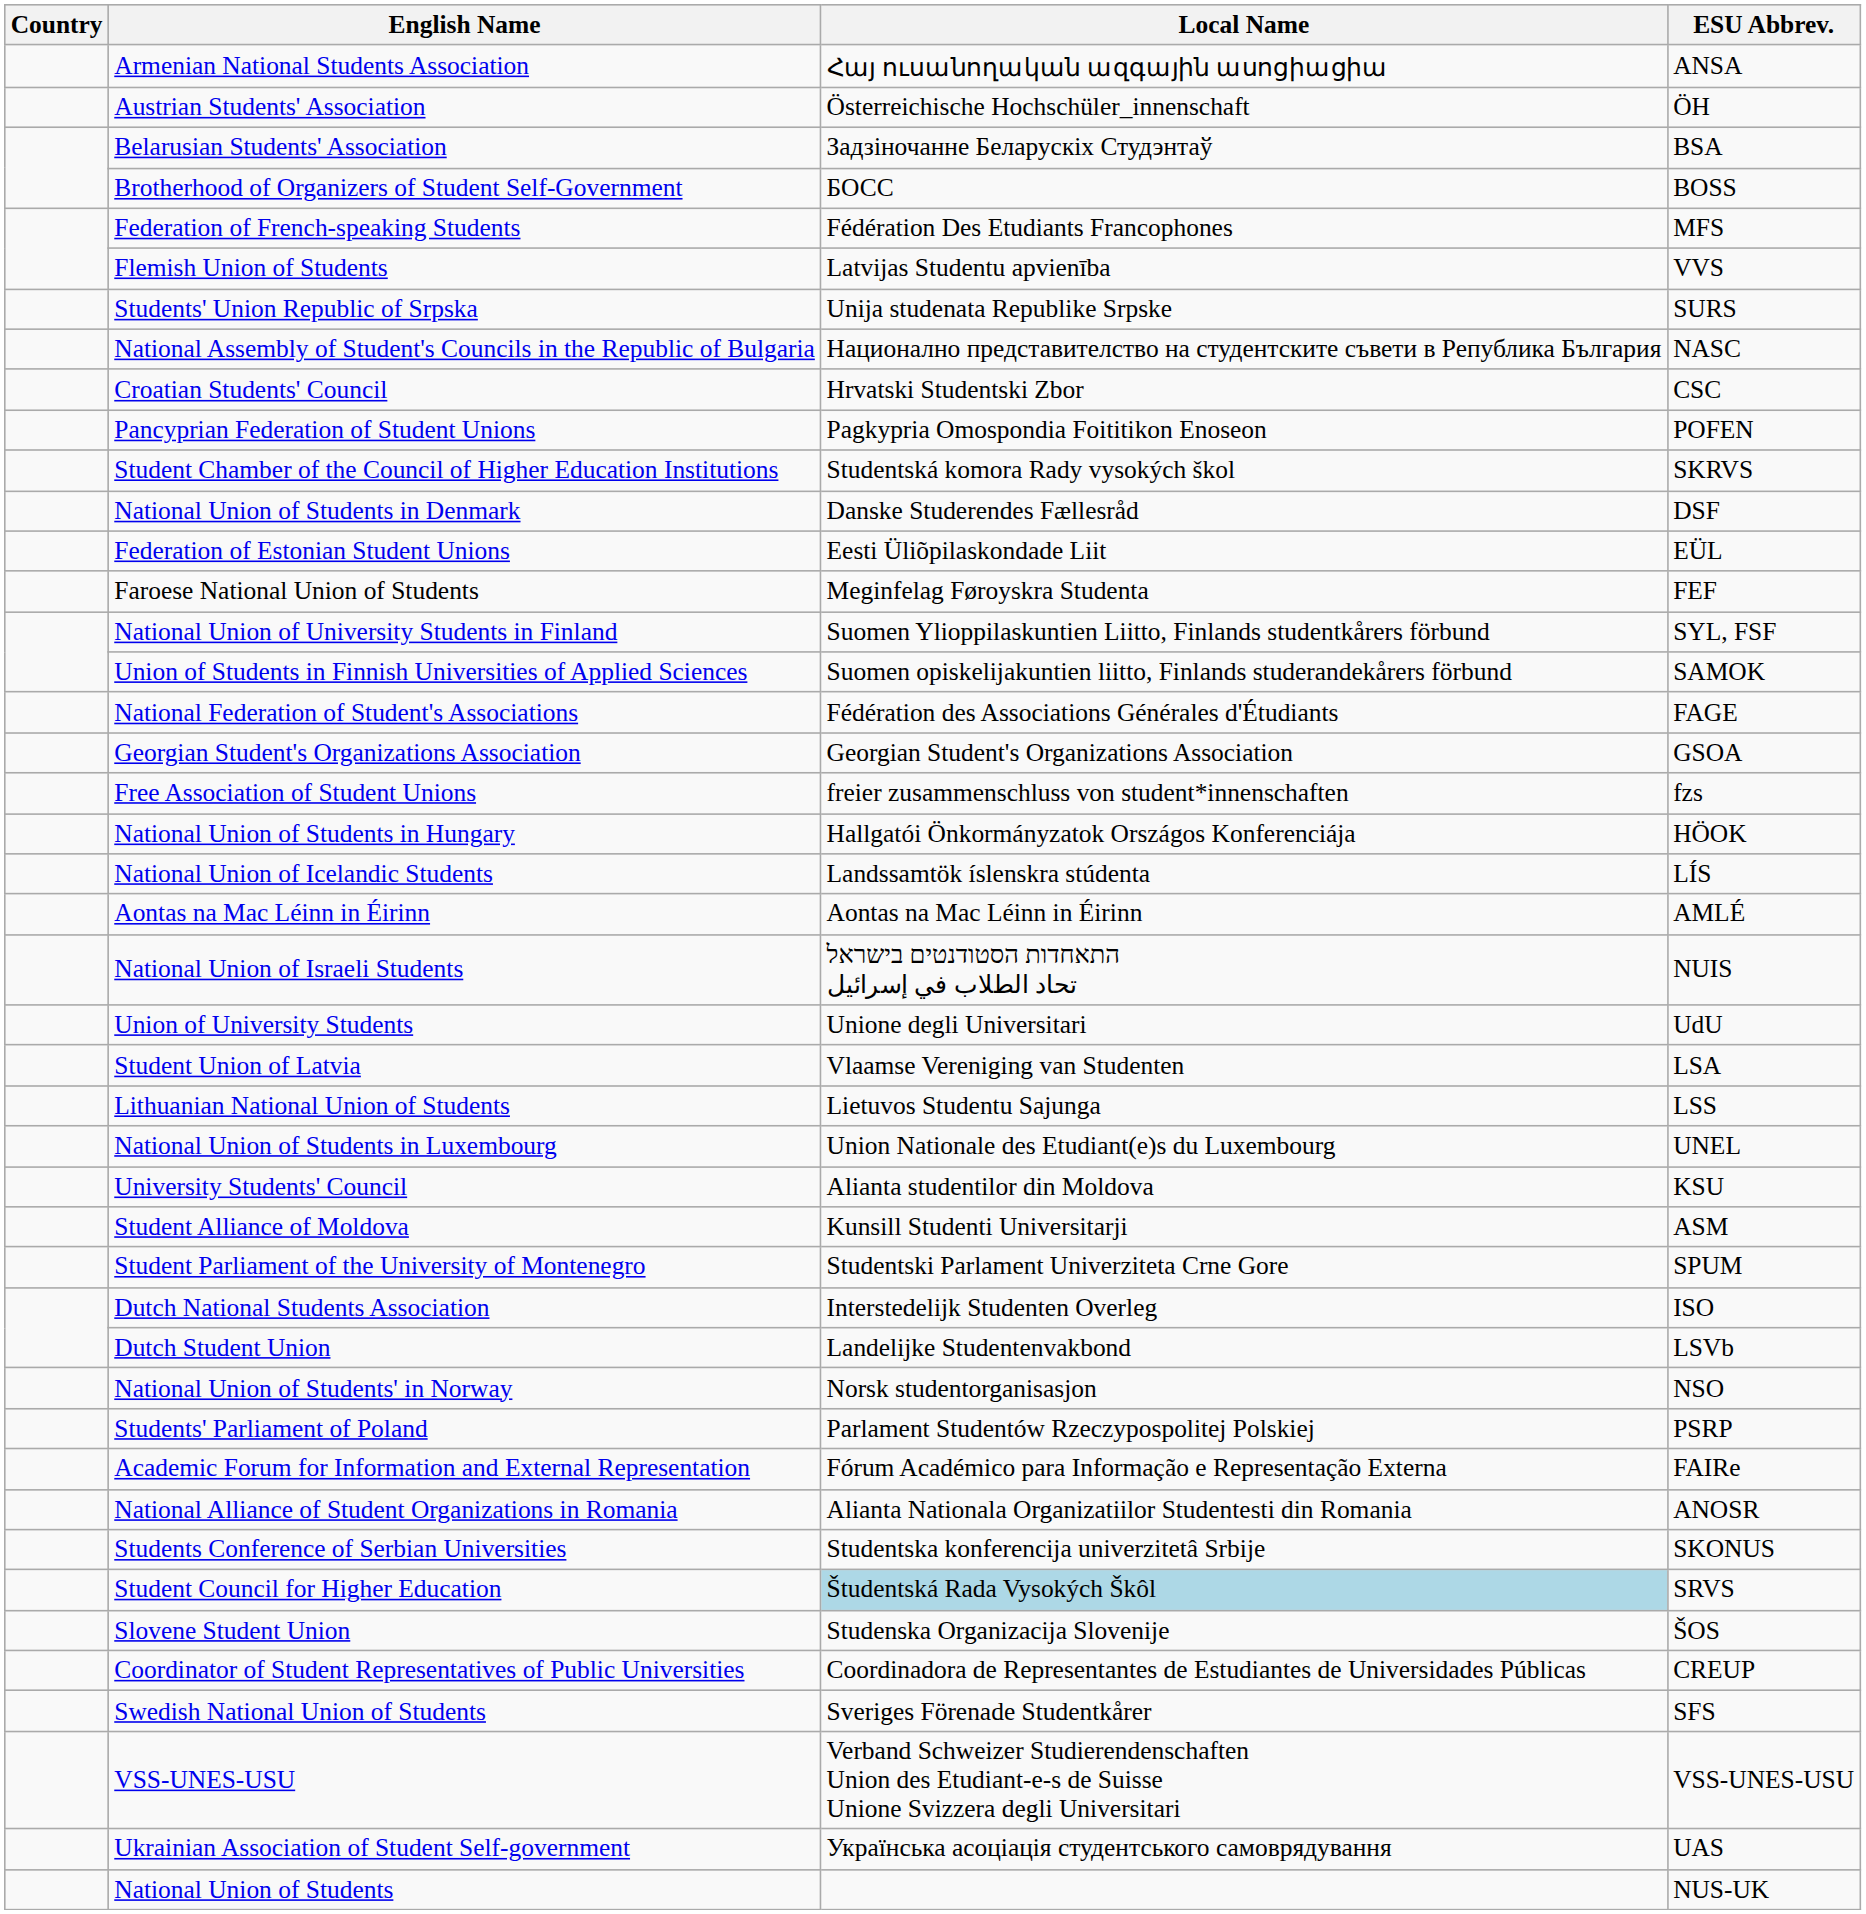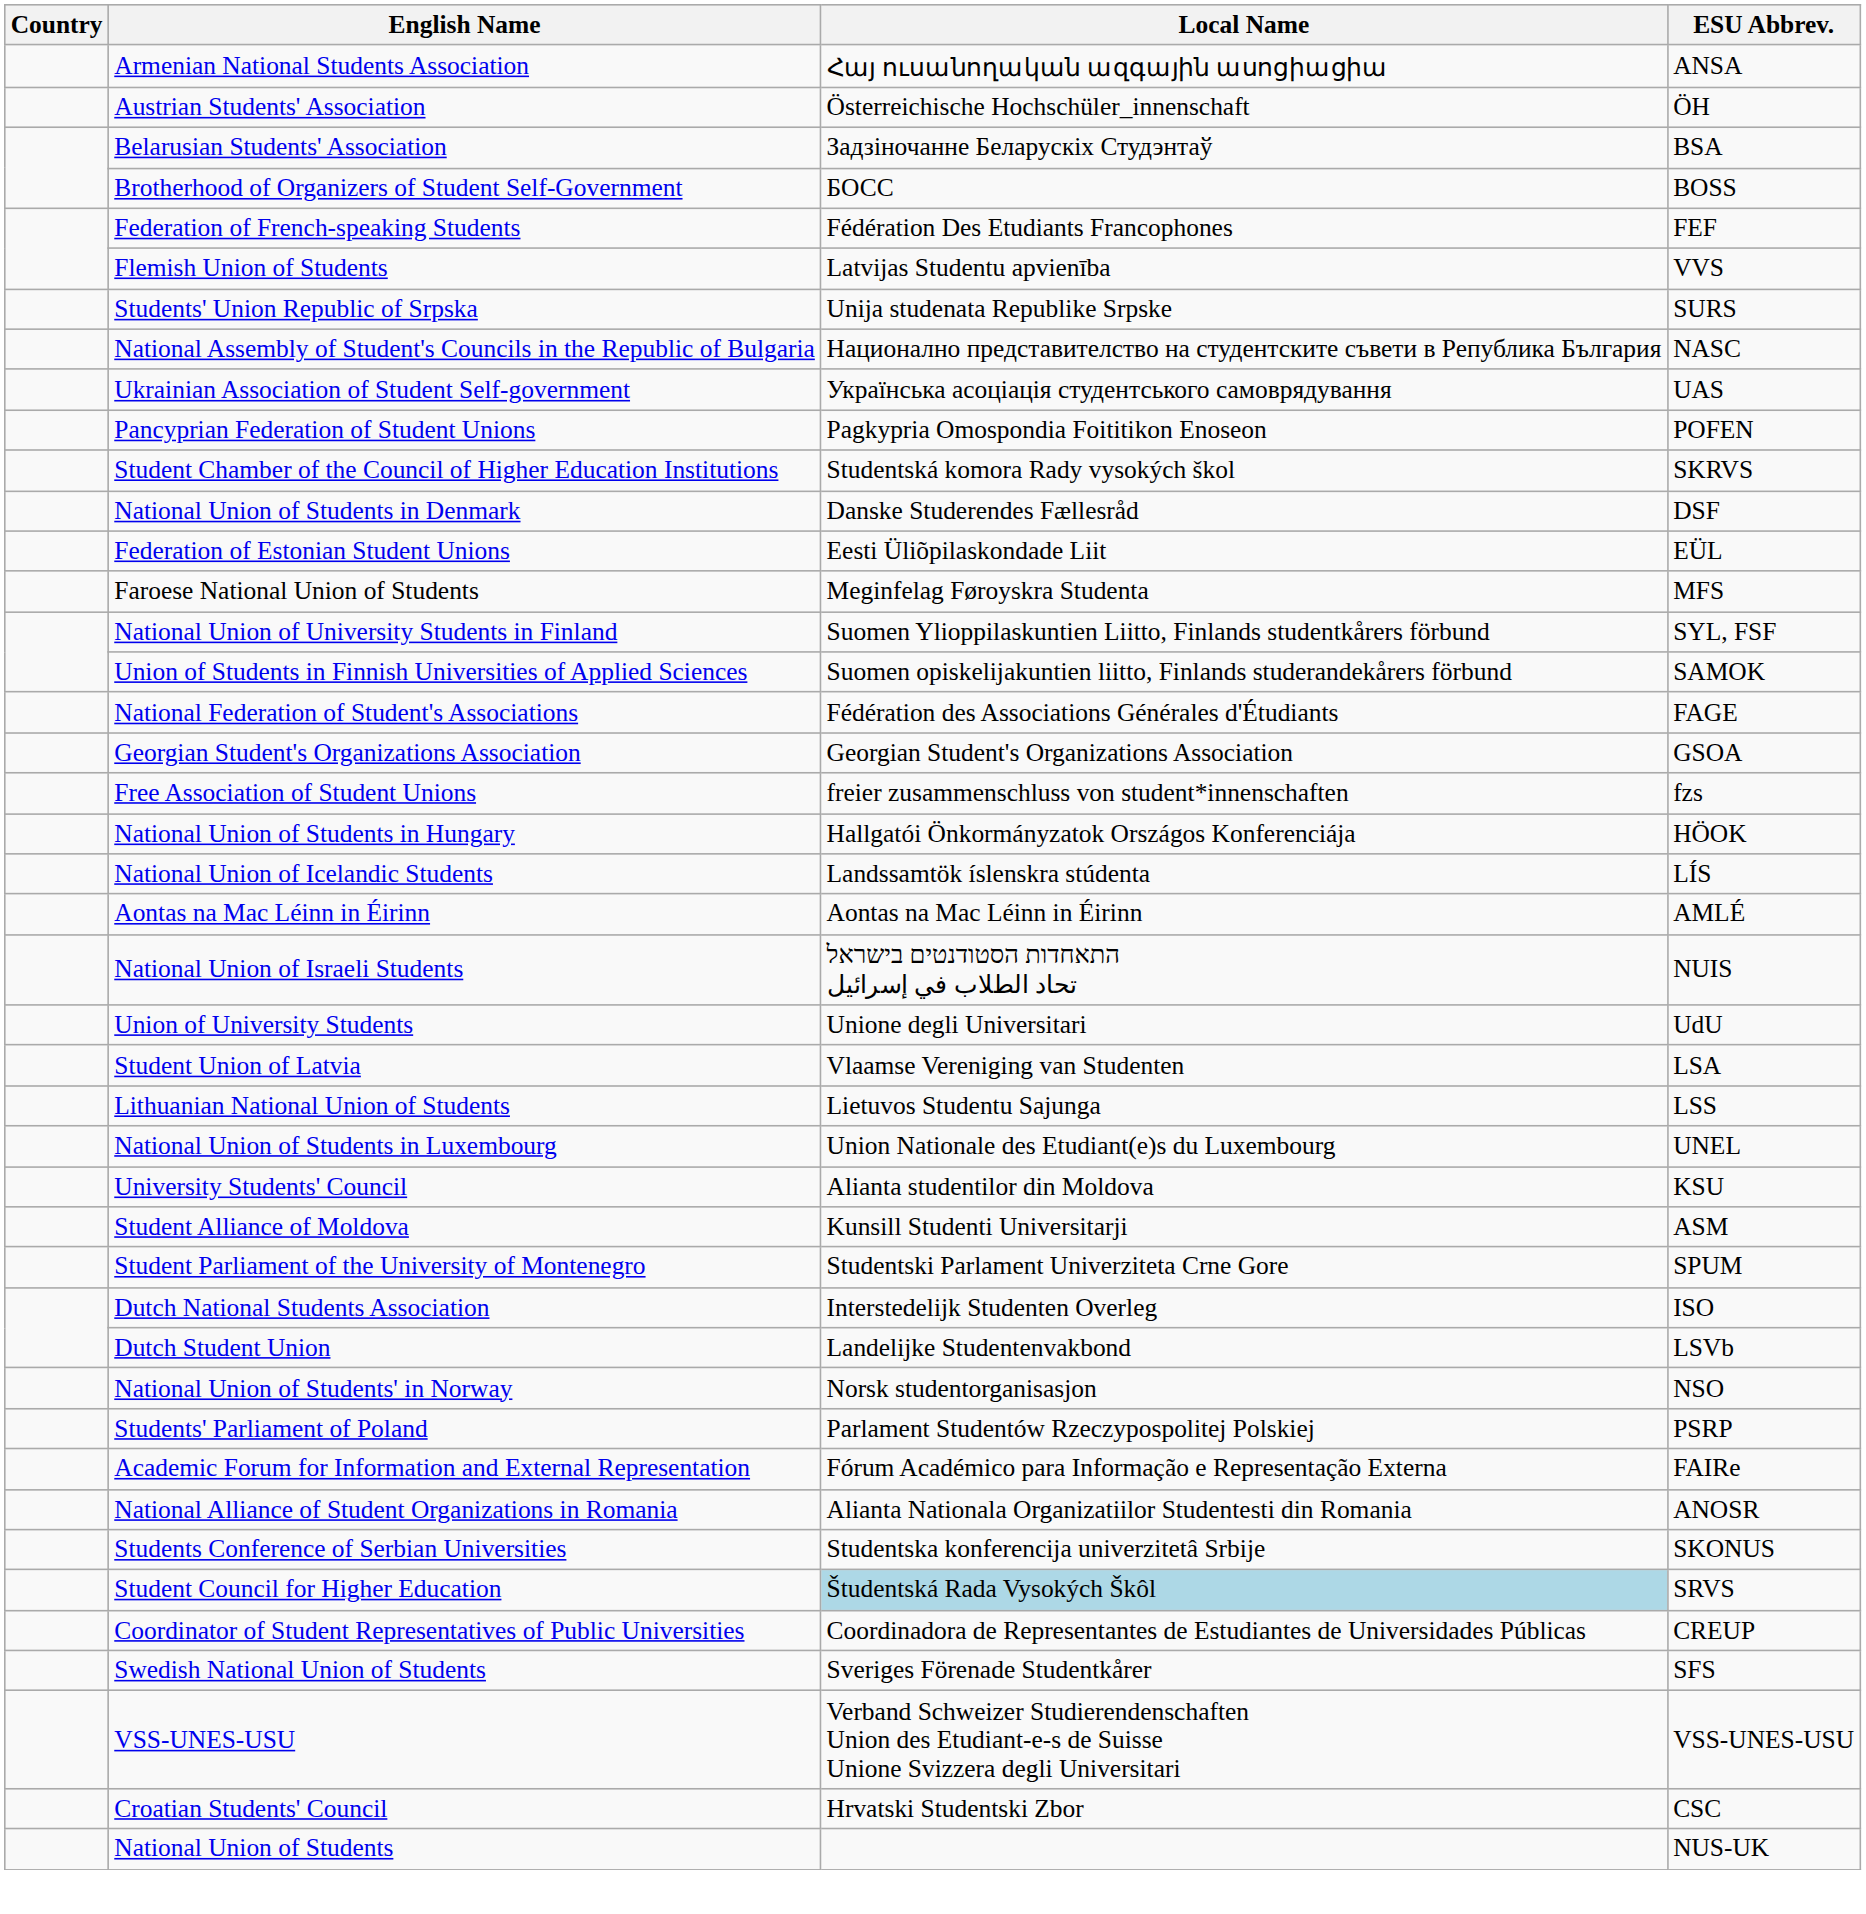(1699, 227) MFS -> (1695, 227) FEF
rows swapped: (251, 389) <-> (372, 1848)
(1695, 591) FEF -> (1699, 591) MFS
- row: (232, 1629)
